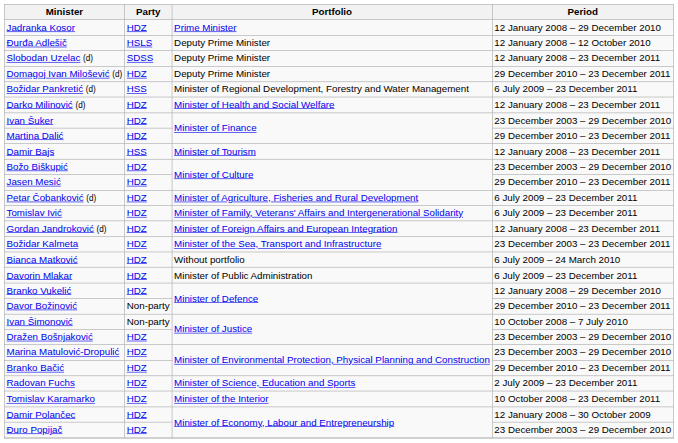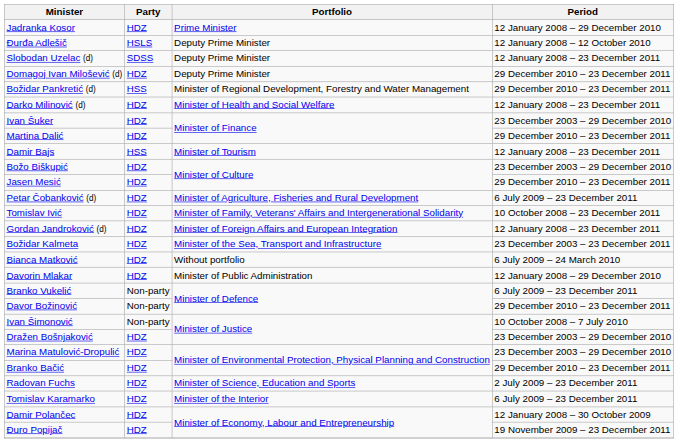(566, 89) 6 July 2009 – 23 December 2011 -> (582, 89) 29 December 2010 – 23 December 2011
(566, 213) 6 July 2009 – 23 December 2011 -> (577, 213) 10 October 2008 – 23 December 2011
(566, 275) 6 July 2009 – 23 December 2011 -> (578, 275) 12 January 2008 – 29 December 2010
(137, 290) HDZ -> (148, 290) Non-party
(578, 290) 12 January 2008 – 29 December 2010 -> (566, 290) 6 July 2009 – 23 December 2011
(577, 399) 10 October 2008 – 23 December 2011 -> (566, 399) 6 July 2009 – 23 December 2011
(583, 430) 23 December 2003 – 29 December 2010 -> (582, 430) 19 November 2009 – 23 December 2011
